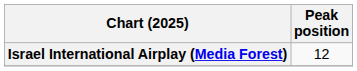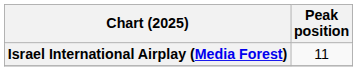(322, 54) 12 -> (322, 54) 11
